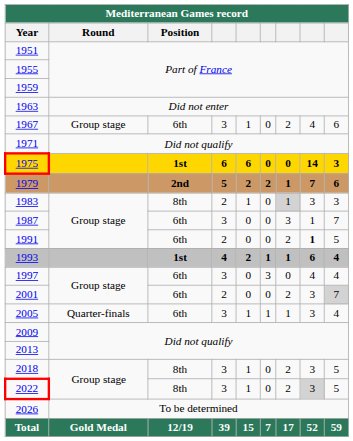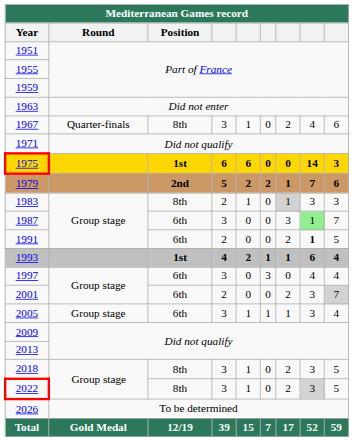(98, 125) Group stage -> (98, 125) Quarter-finals
(180, 125) 6th -> (180, 125) 8th
(312, 221) no background -> (312, 221) lightgreen background
(98, 313) Quarter-finals -> (98, 313) Group stage
